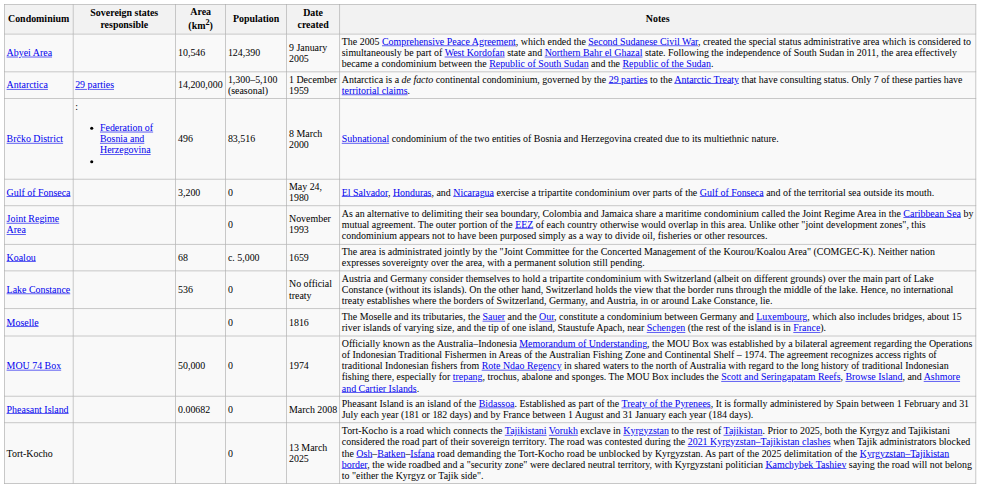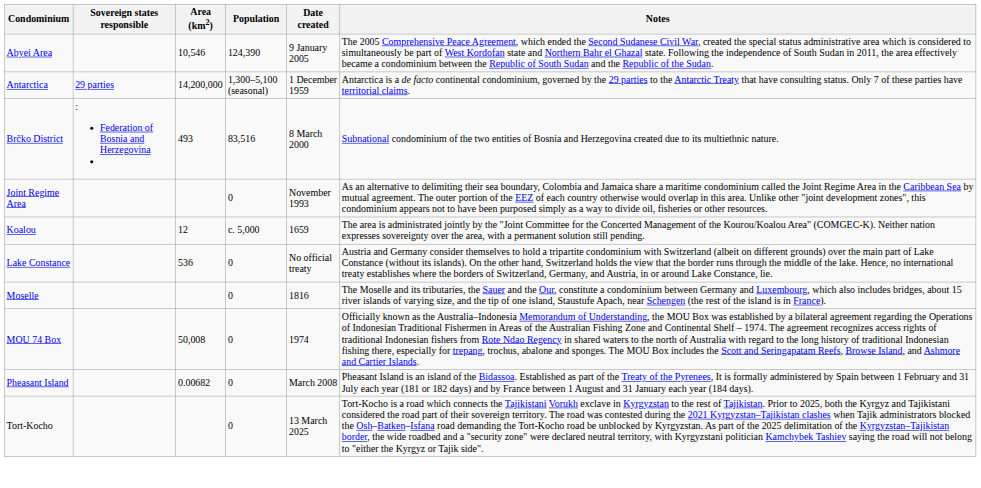(185, 139) 496 -> (185, 139) 493
- row: (39, 192)
(183, 257) 68 -> (183, 230) 12
(192, 366) 50,000 -> (192, 339) 50,008
